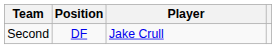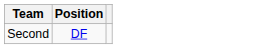- column: (186, 14)
